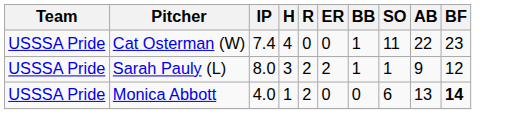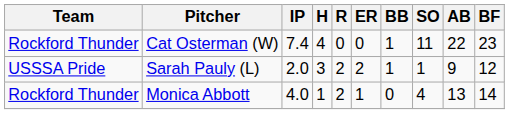(57, 43) USSSA Pride -> (73, 43) Rockford Thunder
(264, 69) 8.0 -> (297, 69) 2.0
(57, 95) USSSA Pride -> (73, 95) Rockford Thunder
(326, 95) 0 -> (359, 95) 1
(387, 95) 6 -> (421, 95) 4
(454, 95) bold -> (487, 95) normal
